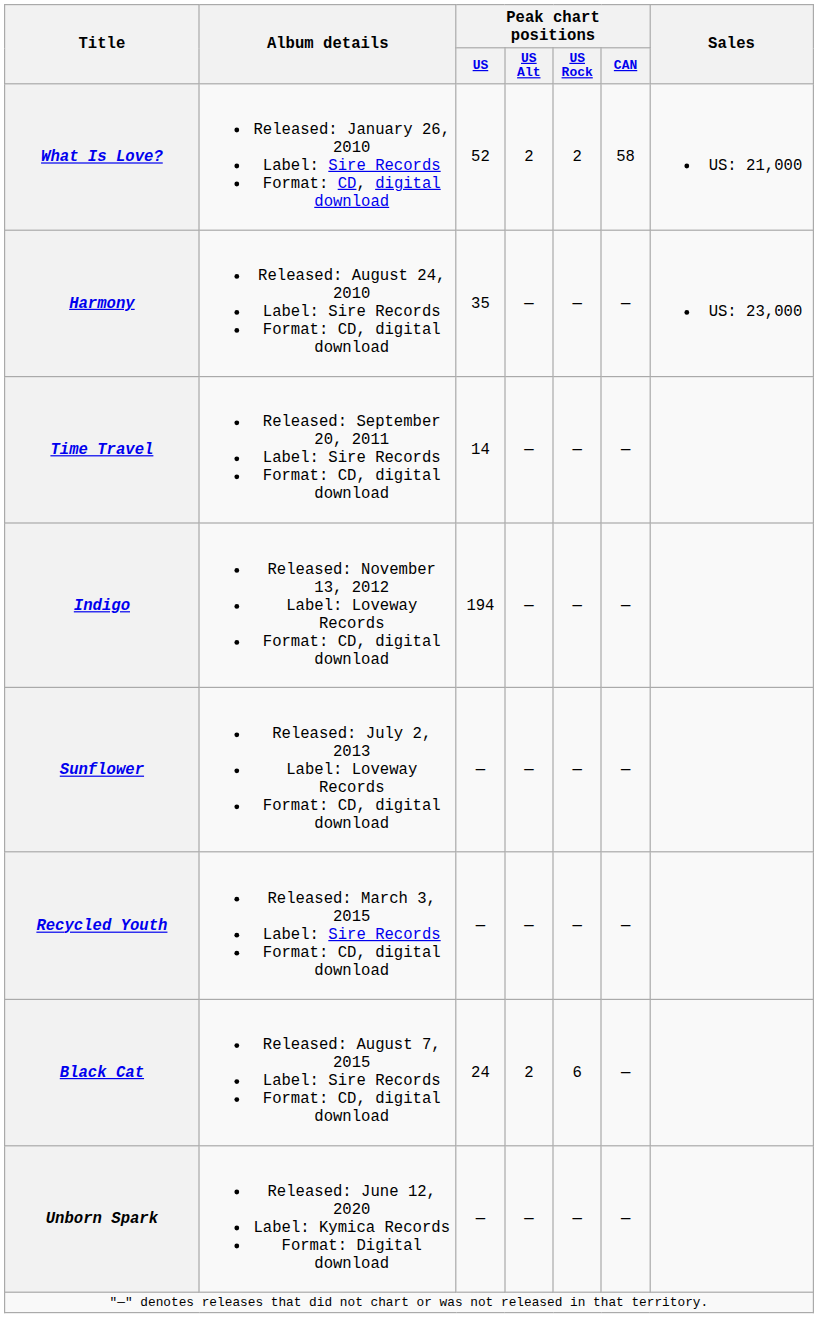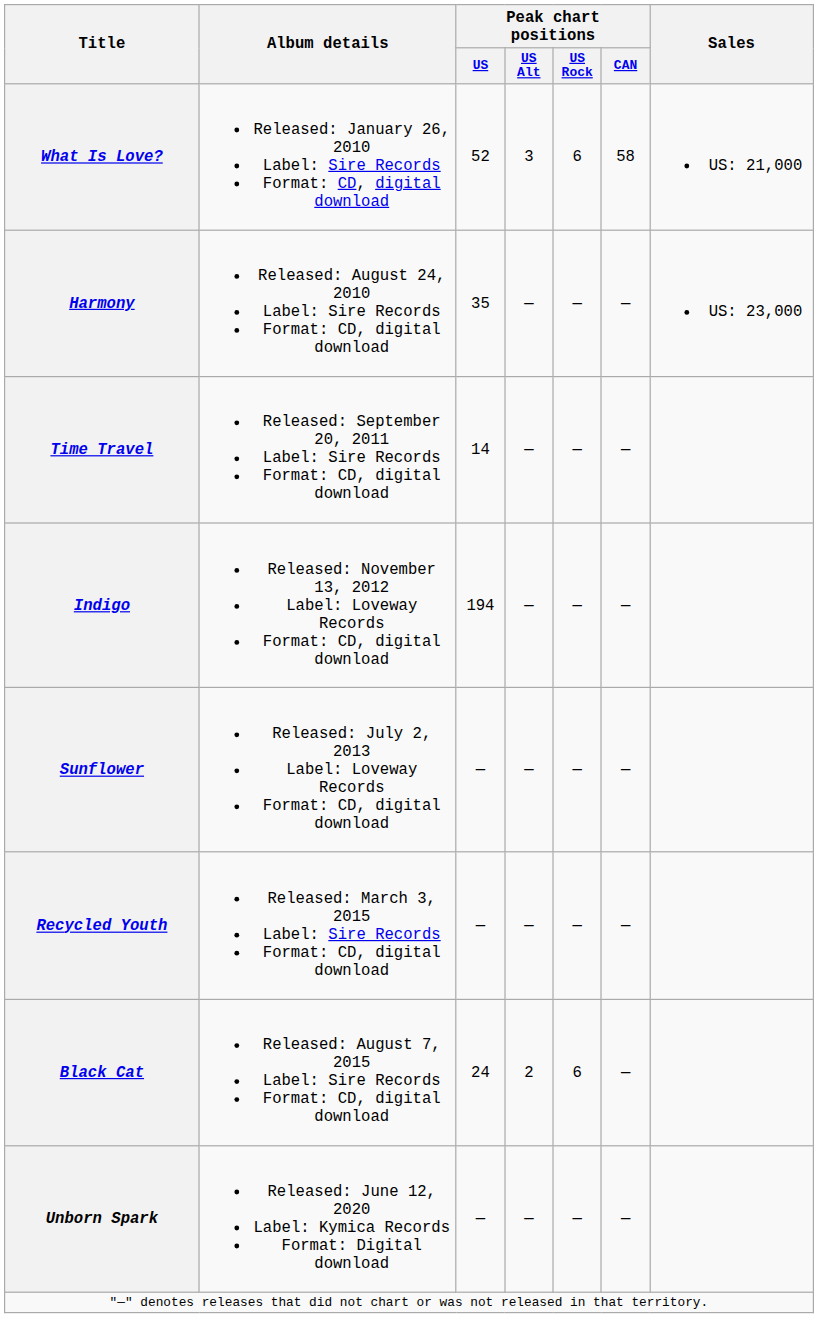(529, 157) 2 -> (529, 157) 3
(577, 157) 2 -> (577, 157) 6
